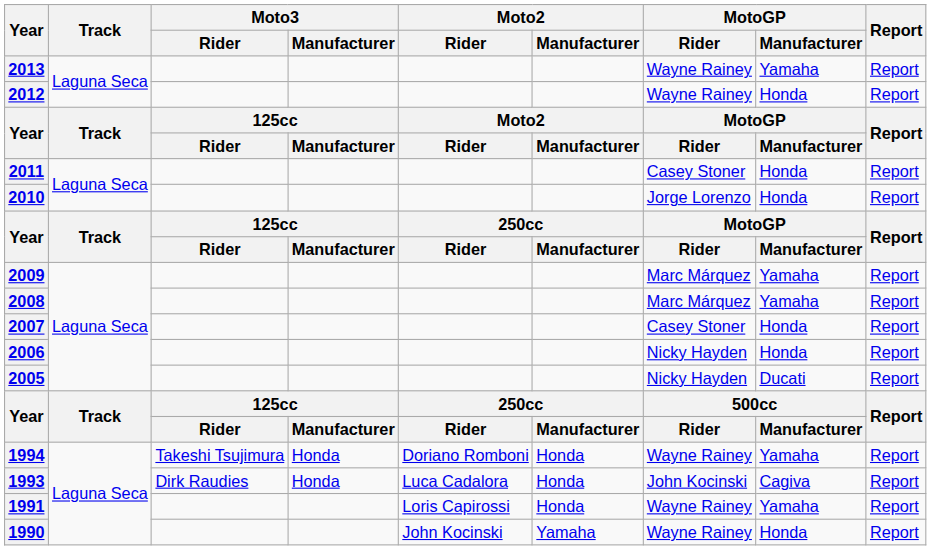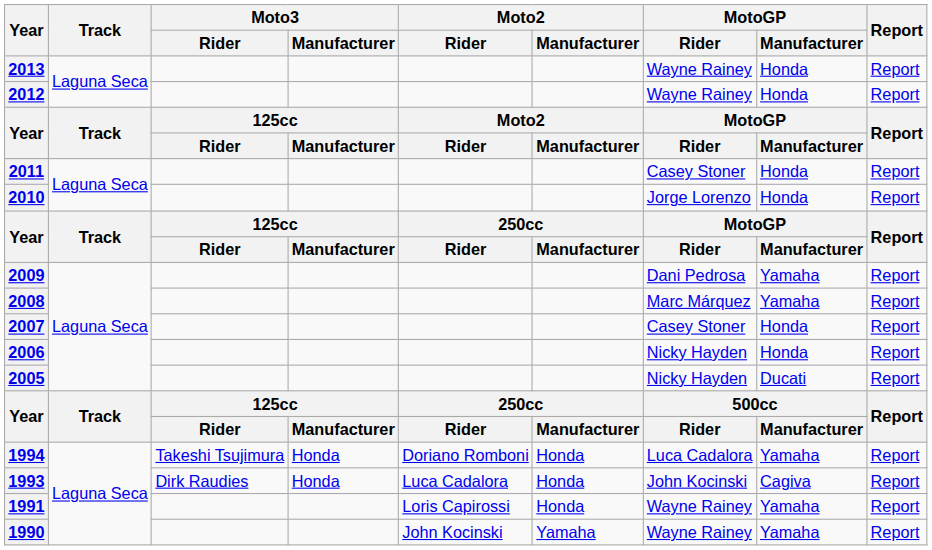(789, 69) Yamaha -> (784, 69) Honda
(699, 275) Marc Márquez -> (696, 275) Dani Pedrosa
(699, 455) Wayne Rainey -> (700, 455) Luca Cadalora
(783, 533) Honda -> (790, 533) Yamaha
